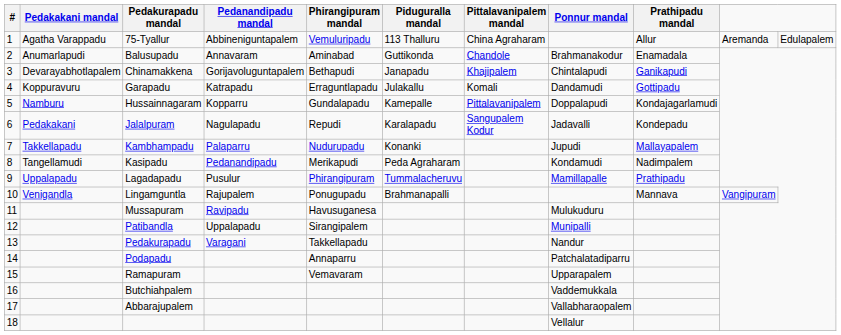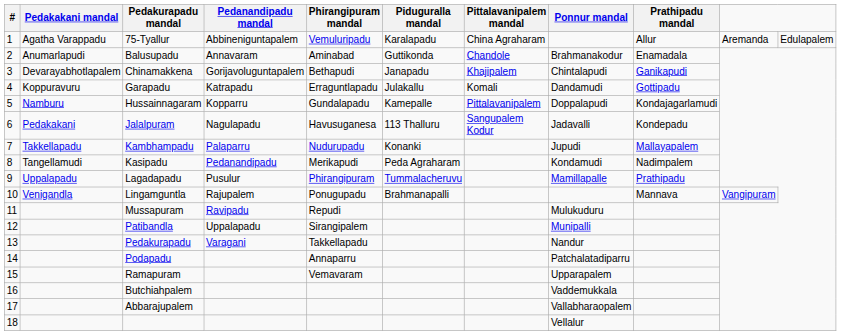(412, 39) 113 Thalluru -> (410, 39) Karalapadu
(325, 125) Repudi -> (342, 125) Havusuganesa
(410, 125) Karalapadu -> (412, 125) 113 Thalluru
(342, 211) Havusuganesa -> (325, 211) Repudi
